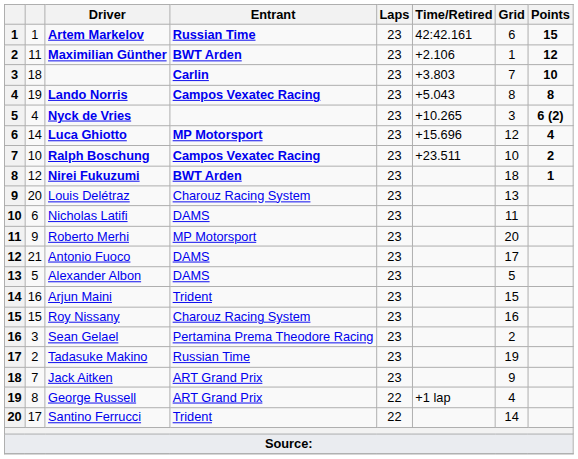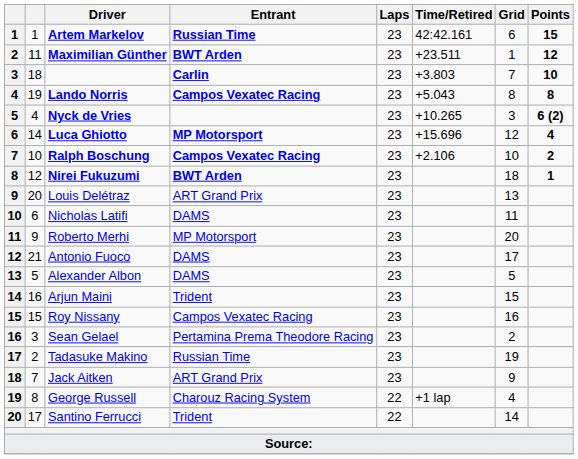(435, 54) +2.106 -> (438, 54) +23.511
(438, 155) +23.511 -> (435, 155) +2.106
(242, 196) Charouz Racing System -> (218, 196) ART Grand Prix
(242, 316) Charouz Racing System -> (243, 316) Campos Vexatec Racing
(218, 397) ART Grand Prix -> (242, 397) Charouz Racing System
